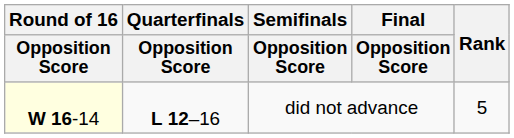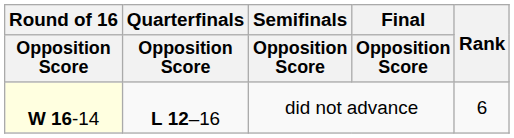(482, 108) 5 -> (482, 108) 6
